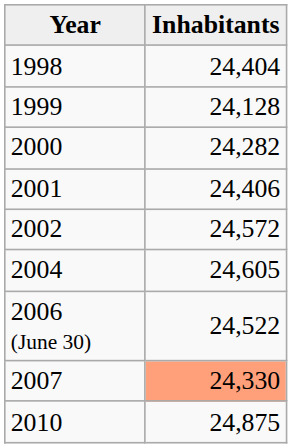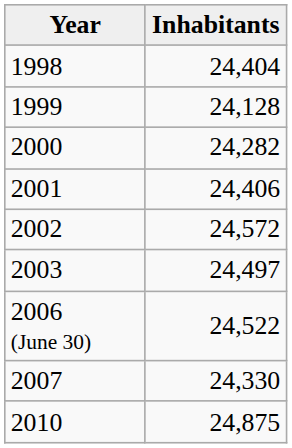+ row: (37, 270)
- row: (37, 270)
(245, 380) lightsalmon background -> (245, 380) no background
